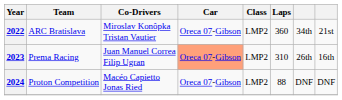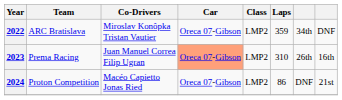(282, 32) 360 -> (282, 32) 359
(326, 32) 21st -> (326, 32) DNF
(282, 82) 88 -> (282, 82) 86
(326, 82) DNF -> (326, 82) 21st
